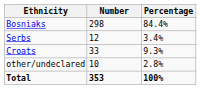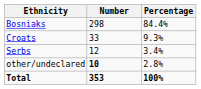rows swapped: (21, 51) <-> (19, 38)
(94, 64) normal -> (94, 64) bold
